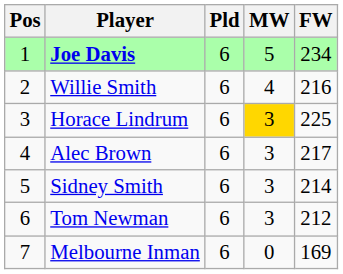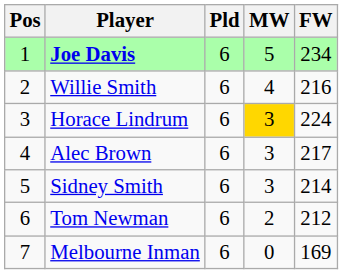(316, 119) 225 -> (316, 119) 224
(269, 218) 3 -> (269, 218) 2
